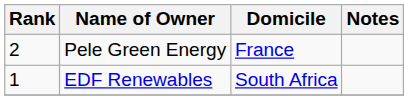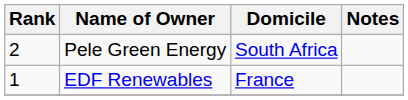(265, 49) France -> (286, 49) South Africa
(286, 79) South Africa -> (265, 79) France
